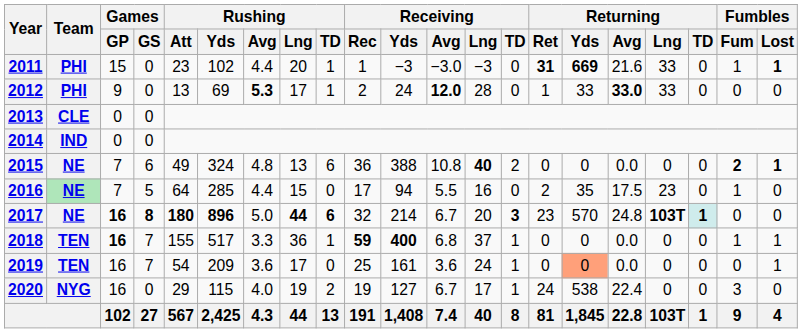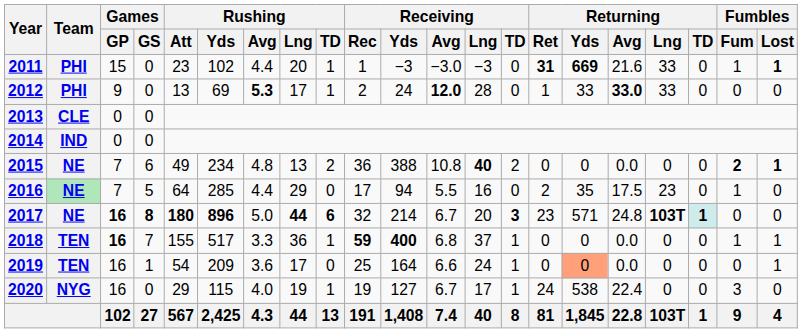(221, 166) 324 -> (221, 166) 234
(330, 166) 6 -> (330, 166) 2
(298, 191) 15 -> (298, 191) 29
(585, 215) 570 -> (585, 215) 571
(149, 265) 7 -> (149, 265) 1
(404, 265) 161 -> (404, 265) 164
(446, 265) 3.6 -> (446, 265) 6.6
(330, 290) 2 -> (330, 290) 1
